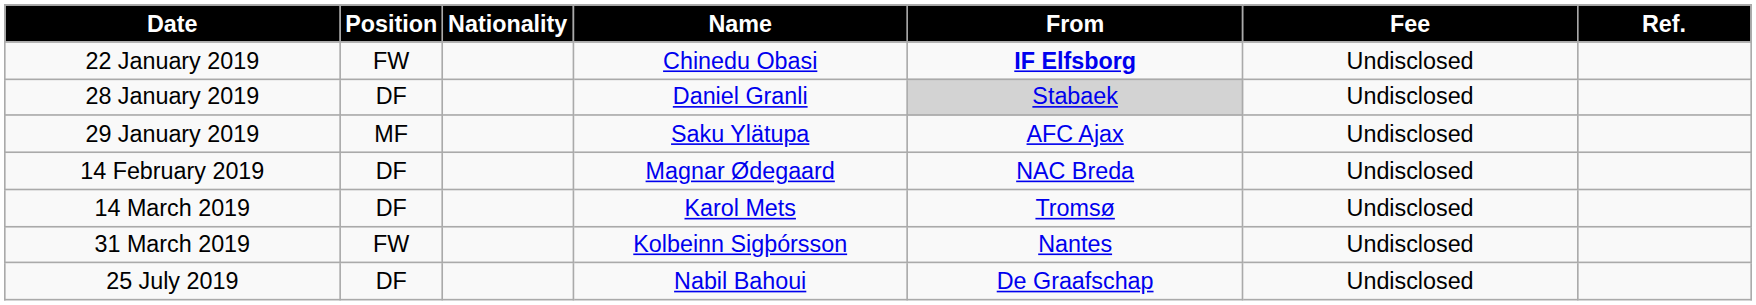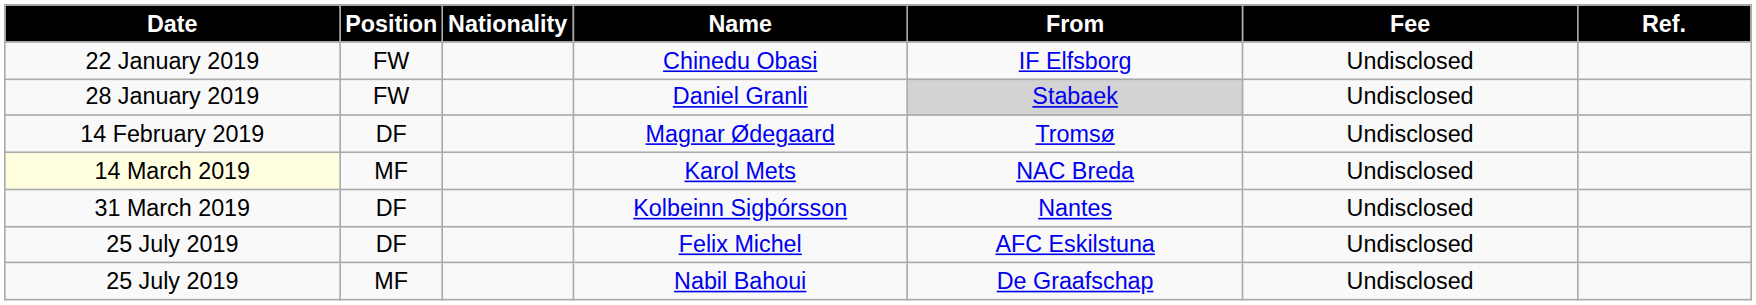(1075, 60) bold -> (1075, 60) normal
(391, 97) DF -> (391, 97) FW
- row: (740, 134)
(1075, 171) NAC Breda -> (1075, 134) Tromsø
(172, 208) no background -> (172, 171) lightyellow background
(391, 208) DF -> (391, 171) MF
(1075, 208) Tromsø -> (1075, 171) NAC Breda
(391, 245) FW -> (391, 208) DF
+ row: (740, 245)
(391, 282) DF -> (391, 282) MF
